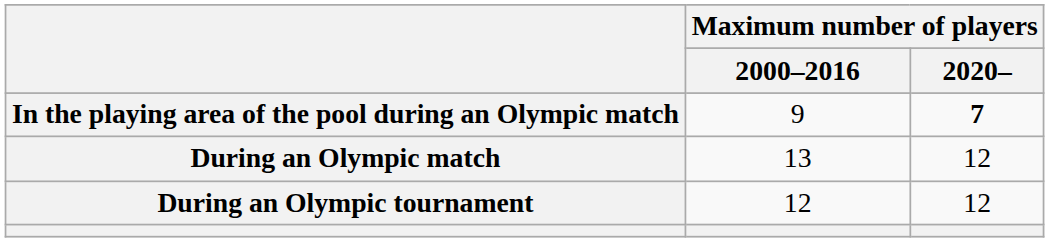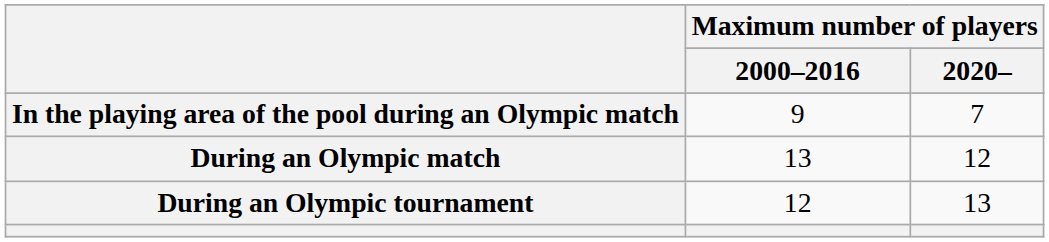(977, 114) bold -> (977, 114) normal
(977, 202) 12 -> (977, 202) 13
